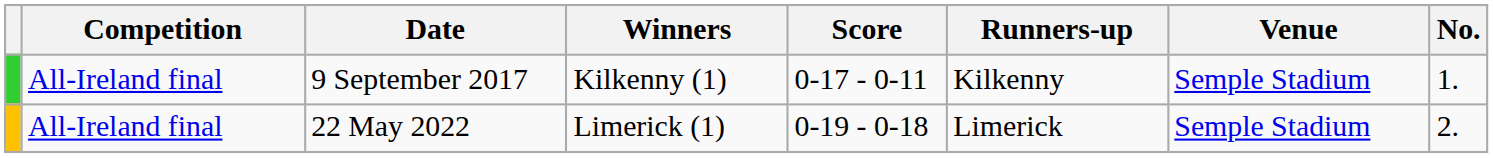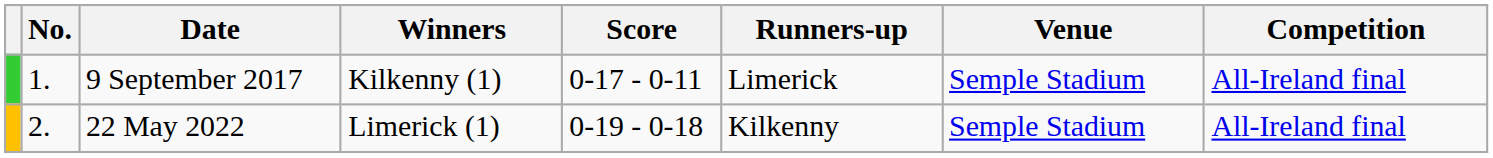columns swapped: (1459, 29) <-> (163, 29)
(1009, 78) Kilkenny -> (783, 78) Limerick
(1008, 127) Limerick -> (784, 127) Kilkenny
